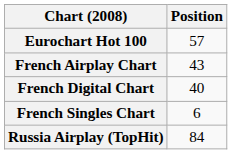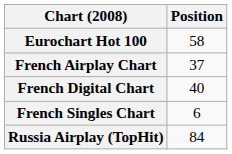(197, 40) 57 -> (197, 40) 58
(197, 64) 43 -> (197, 64) 37
